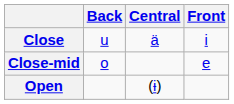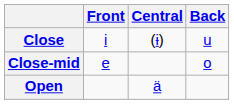columns swapped: (206, 16) <-> (104, 16)
(155, 39) ä -> (157, 39) (ɨ)
(155, 87) (ɨ) -> (157, 87) ä
